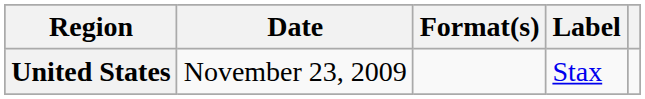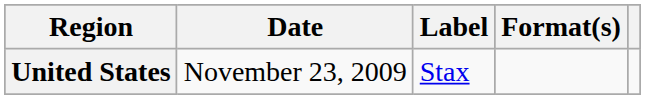columns swapped: (480, 26) <-> (587, 26)
